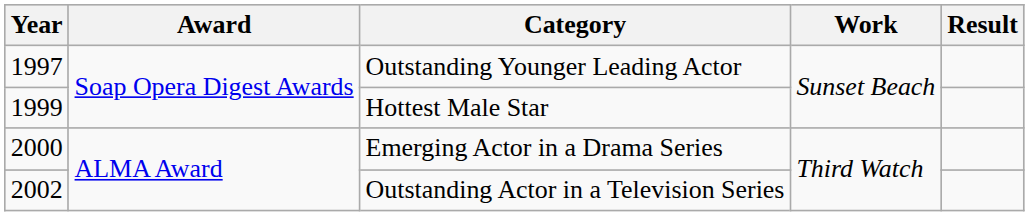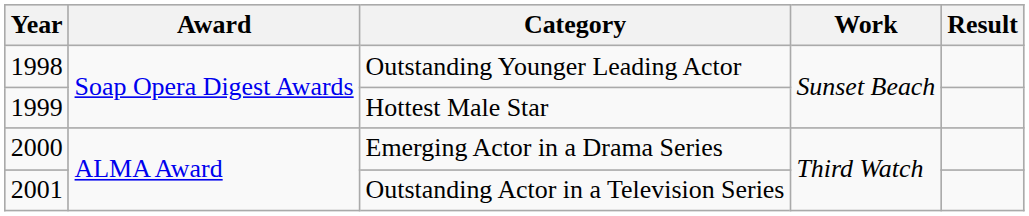(37, 66) 1997 -> (37, 66) 1998
(37, 189) 2002 -> (37, 189) 2001
